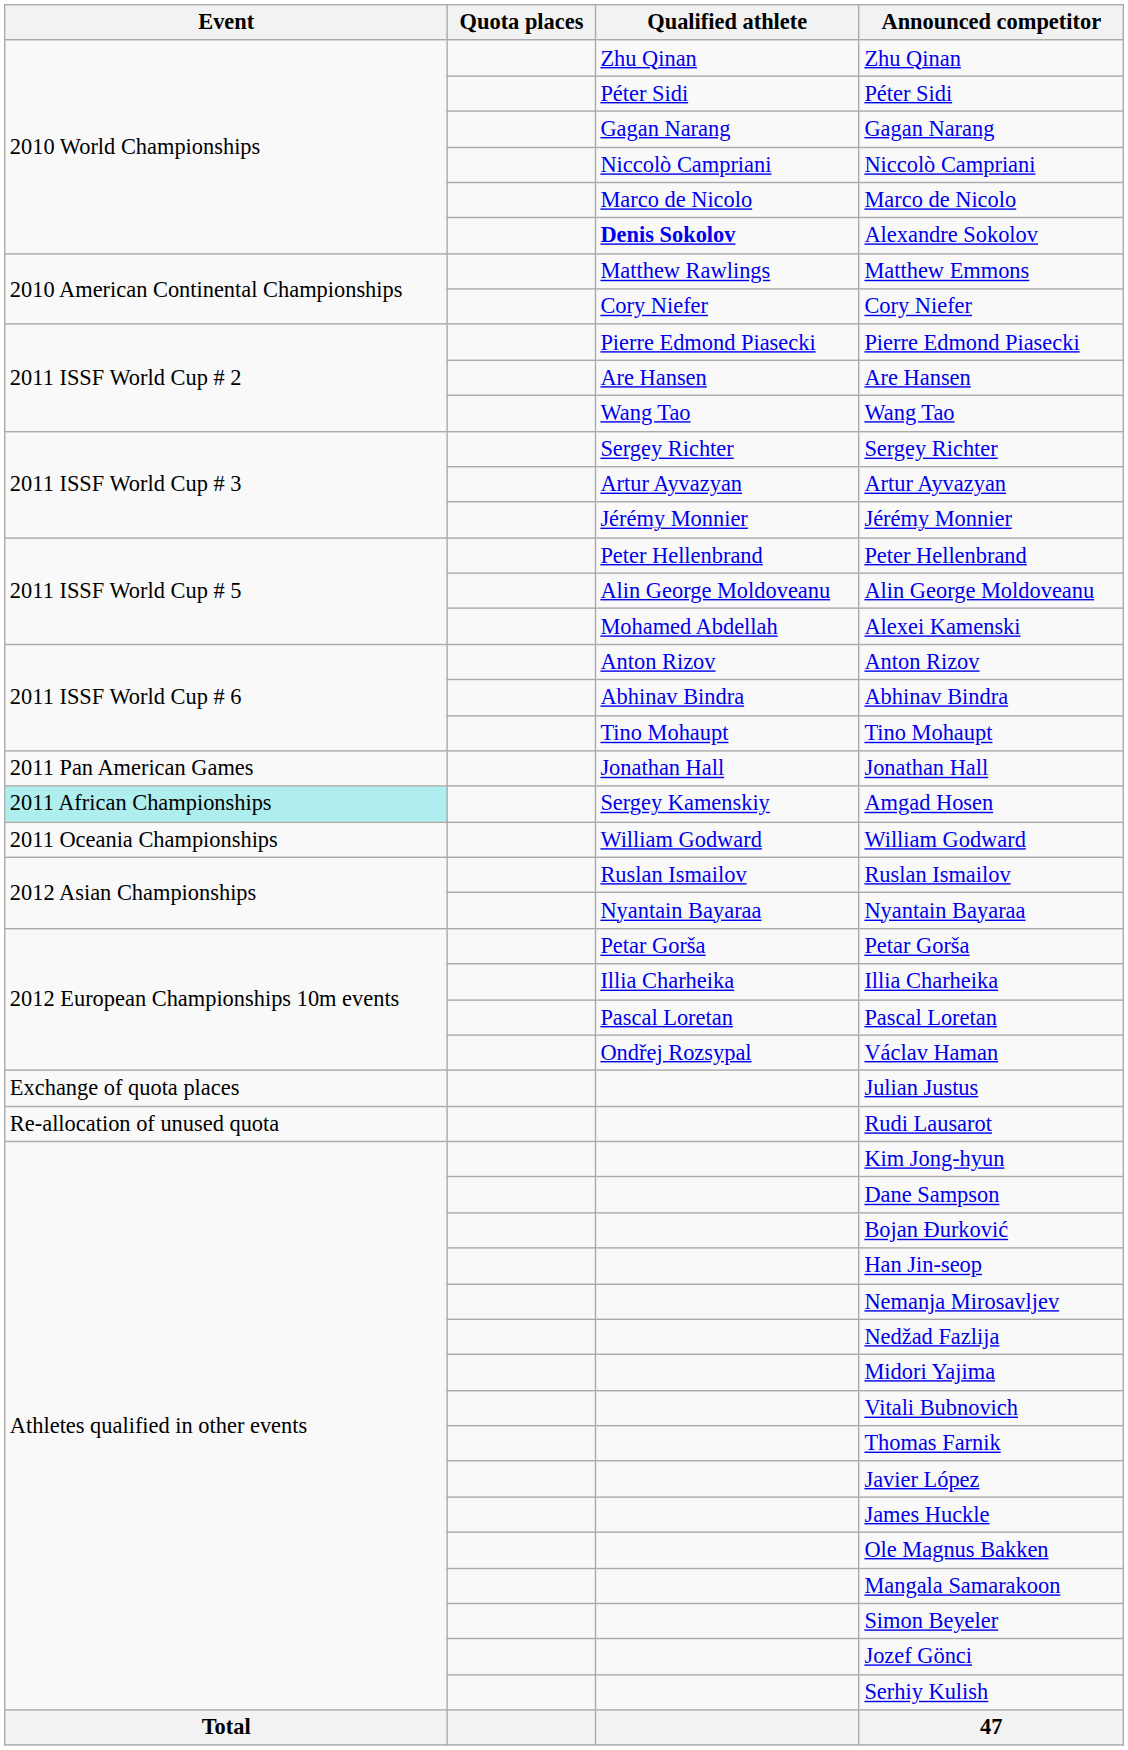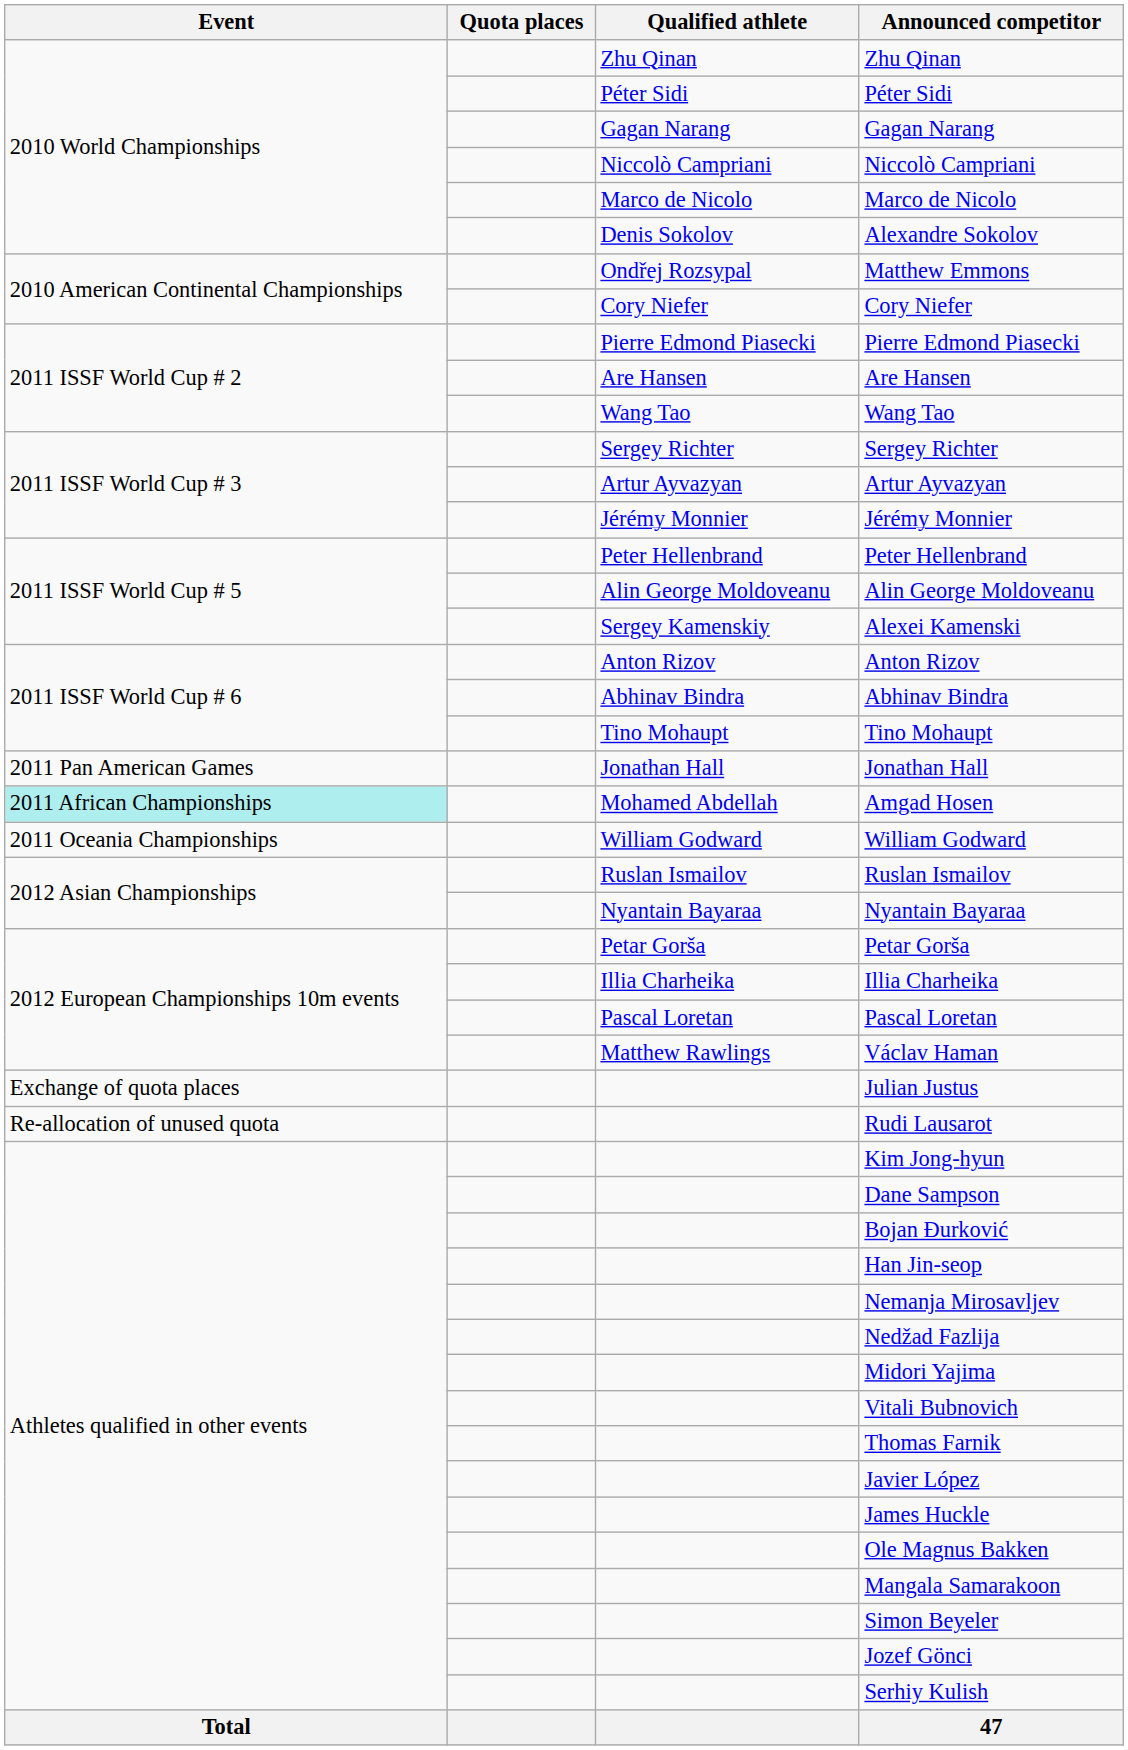(668, 235) bold -> (667, 235) normal
(685, 270) Matthew Rawlings -> (676, 270) Ondřej Rozsypal
(689, 626) Mohamed Abdellah -> (685, 626) Sergey Kamenskiy
(685, 803) Sergey Kamenskiy -> (689, 803) Mohamed Abdellah
(676, 1052) Ondřej Rozsypal -> (685, 1052) Matthew Rawlings
